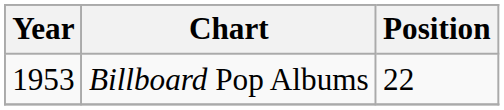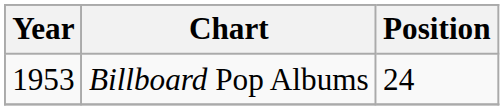(399, 78) 22 -> (399, 78) 24
